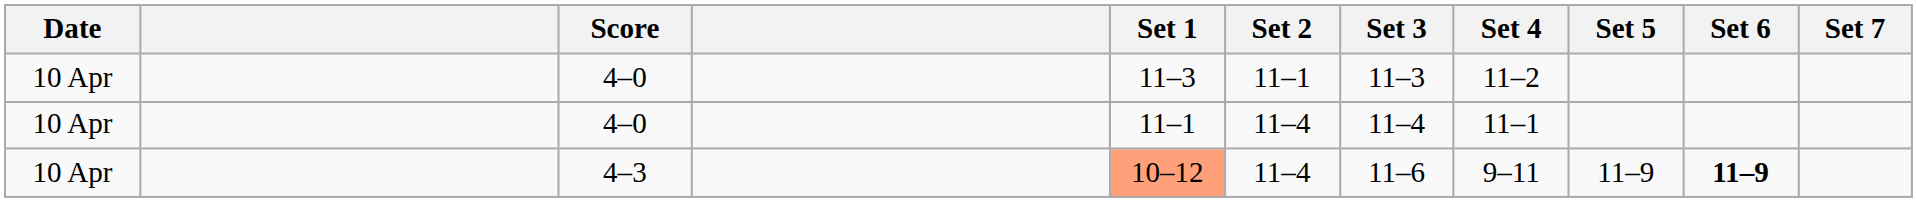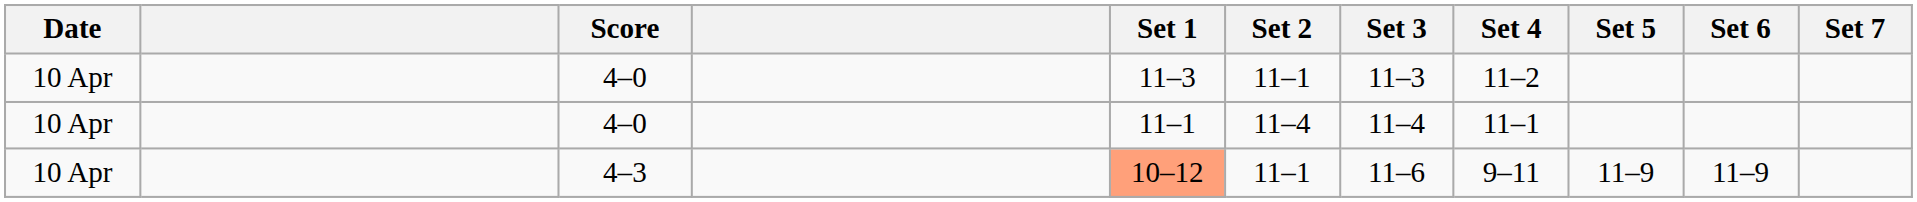(1282, 172) 11–4 -> (1282, 172) 11–1
(1740, 172) bold -> (1740, 172) normal
